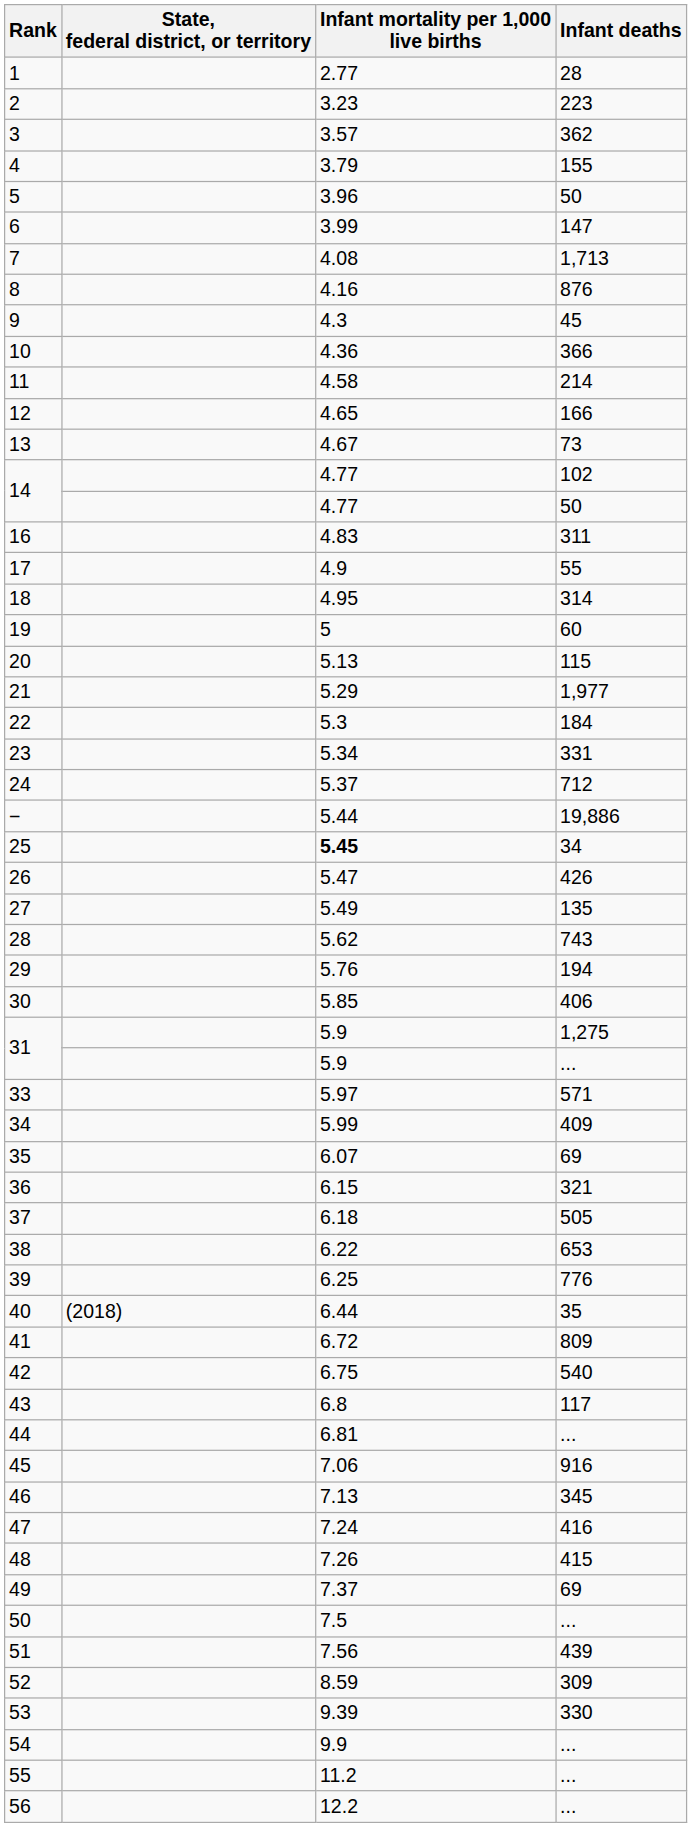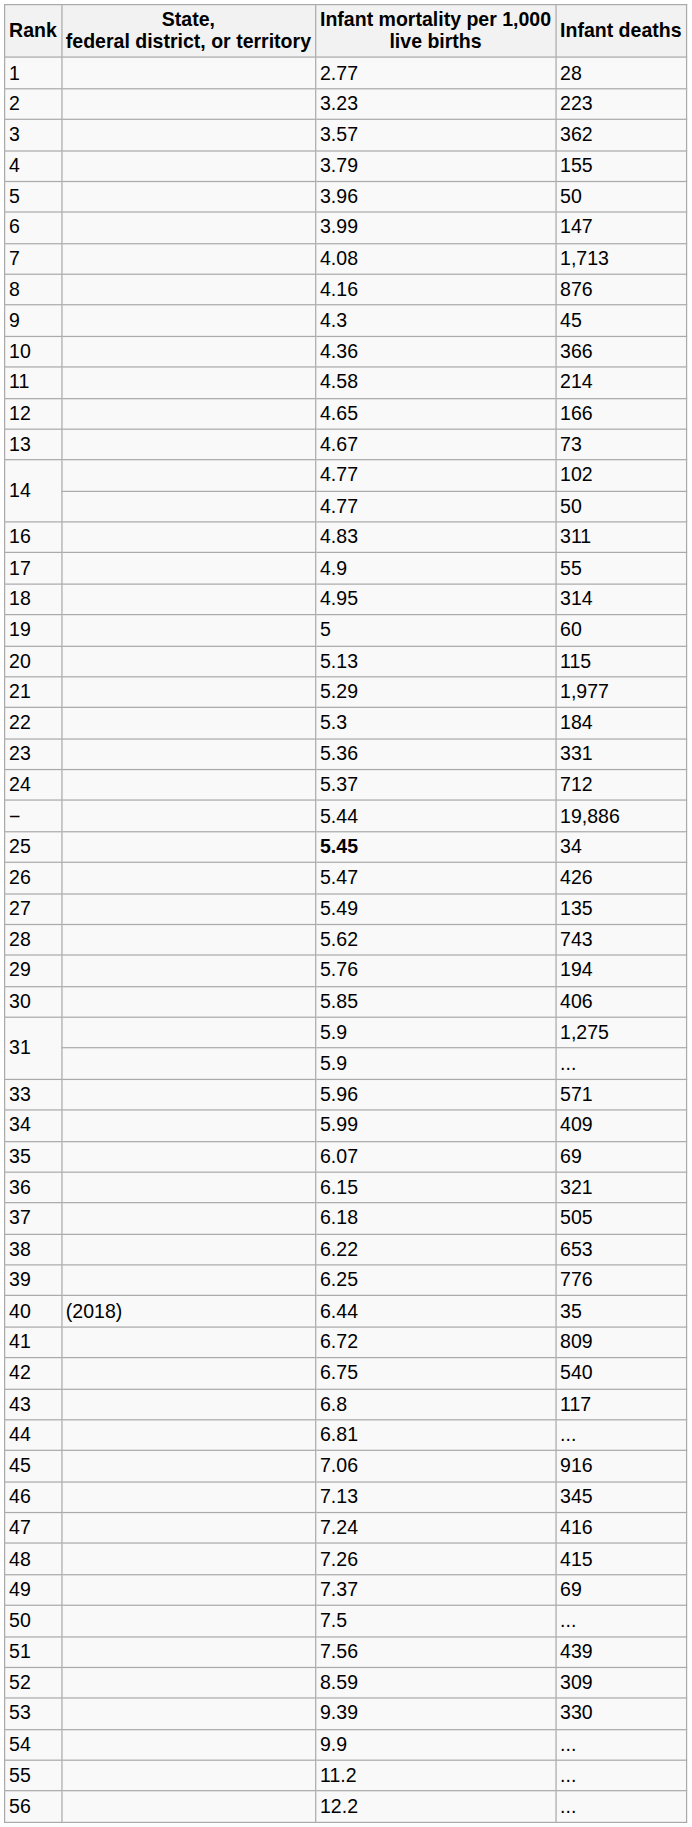(339, 753) 5.34 -> (339, 753) 5.36
(339, 1094) 5.97 -> (339, 1094) 5.96
